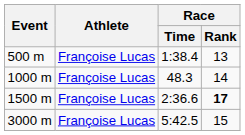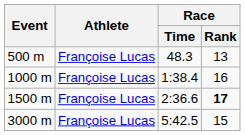(180, 57) 1:38.4 -> (180, 57) 48.3
(180, 78) 48.3 -> (180, 78) 1:38.4
(221, 78) 14 -> (221, 78) 16
